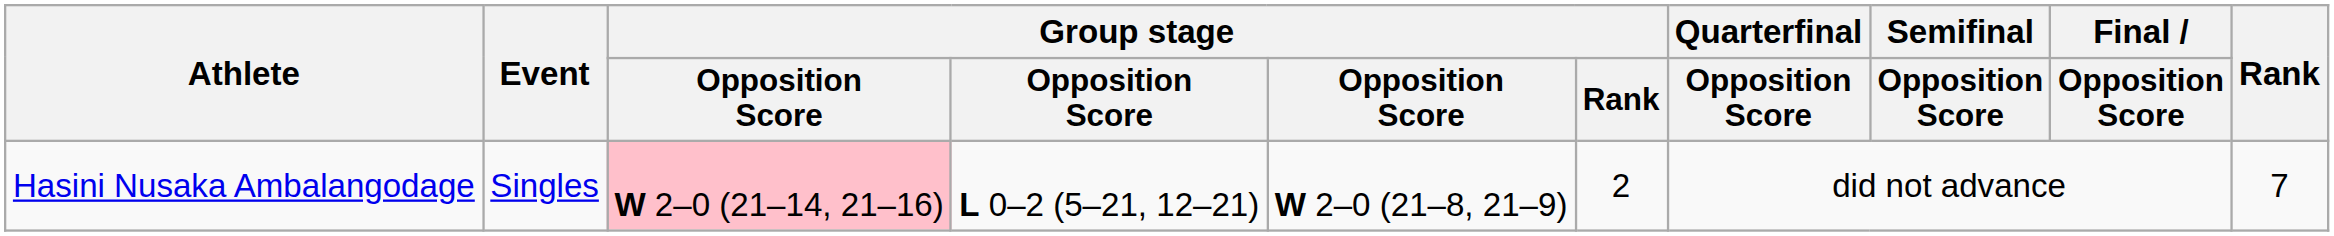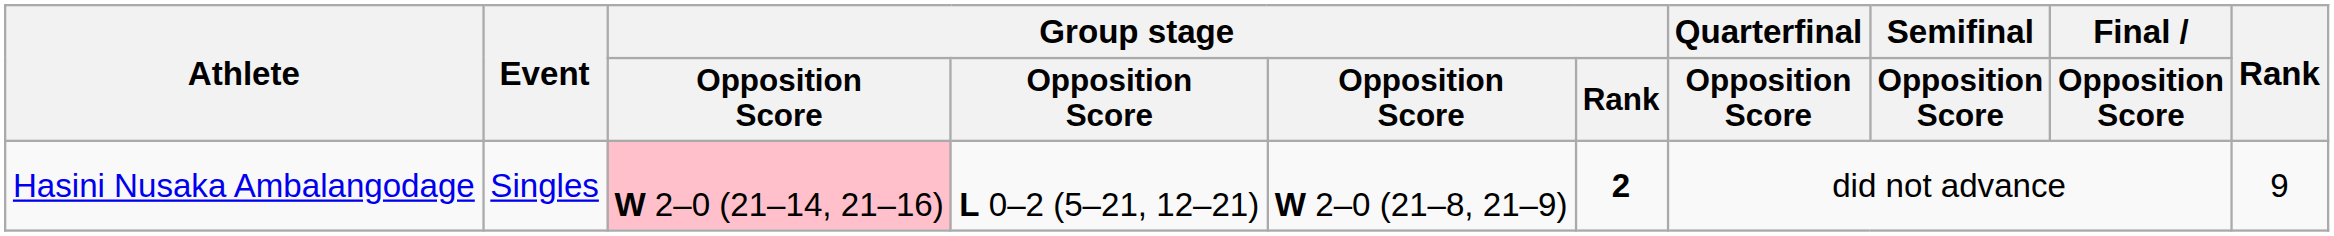(1621, 186) normal -> (1621, 186) bold
(2280, 186) 7 -> (2280, 186) 9
